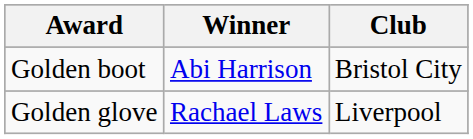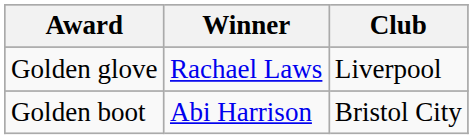rows swapped: (78, 68) <-> (84, 111)
